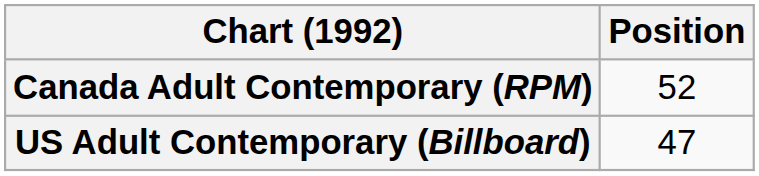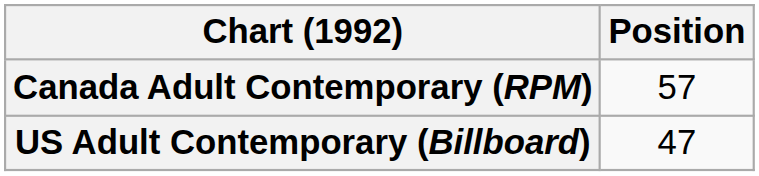(677, 87) 52 -> (677, 87) 57
